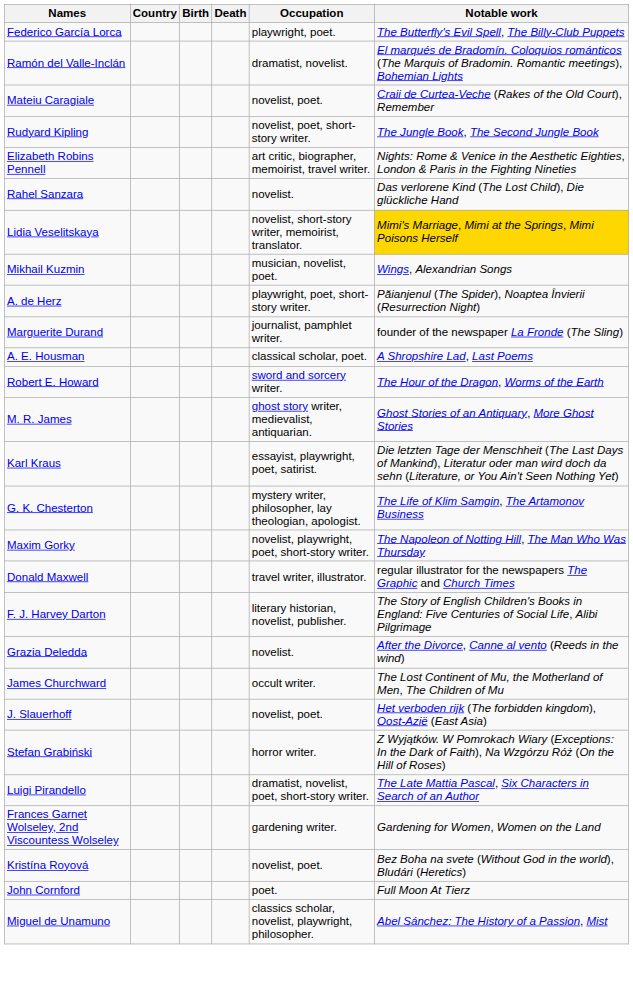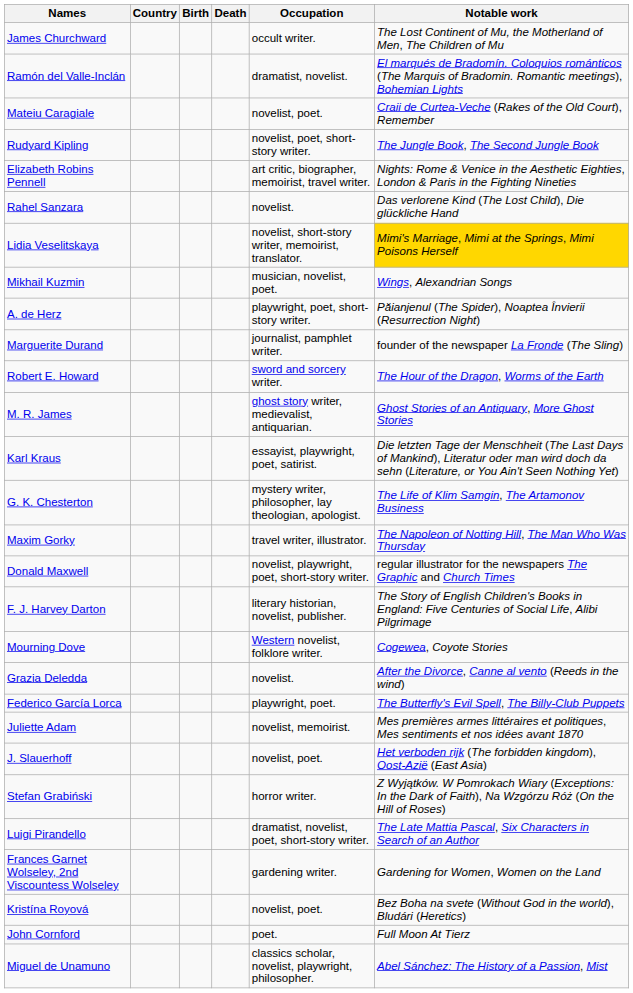rows swapped: (57, 683) <-> (64, 31)
- row: (46, 357)
(310, 545) novelist, playwright, poet, short-story writer. -> (309, 540) travel writer, illustrator.
(309, 576) travel writer, illustrator. -> (310, 571) novelist, playwright, poet, short-story writer.
+ row: (46, 647)
+ row: (42, 727)
